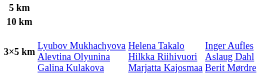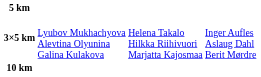rows swapped: (19, 21) <-> (19, 51)
